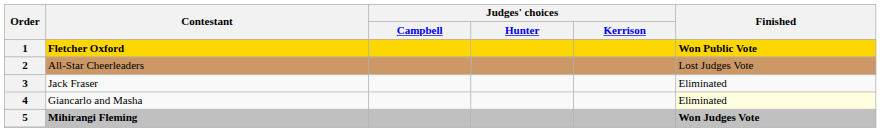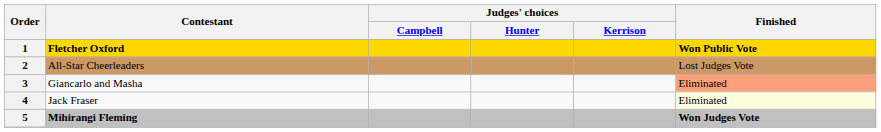(73, 83) Jack Fraser -> (95, 83) Giancarlo and Masha
(703, 83) no background -> (703, 83) lightsalmon background
(95, 100) Giancarlo and Masha -> (73, 100) Jack Fraser
